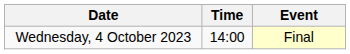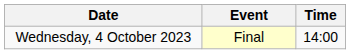columns swapped: (227, 15) <-> (299, 15)
